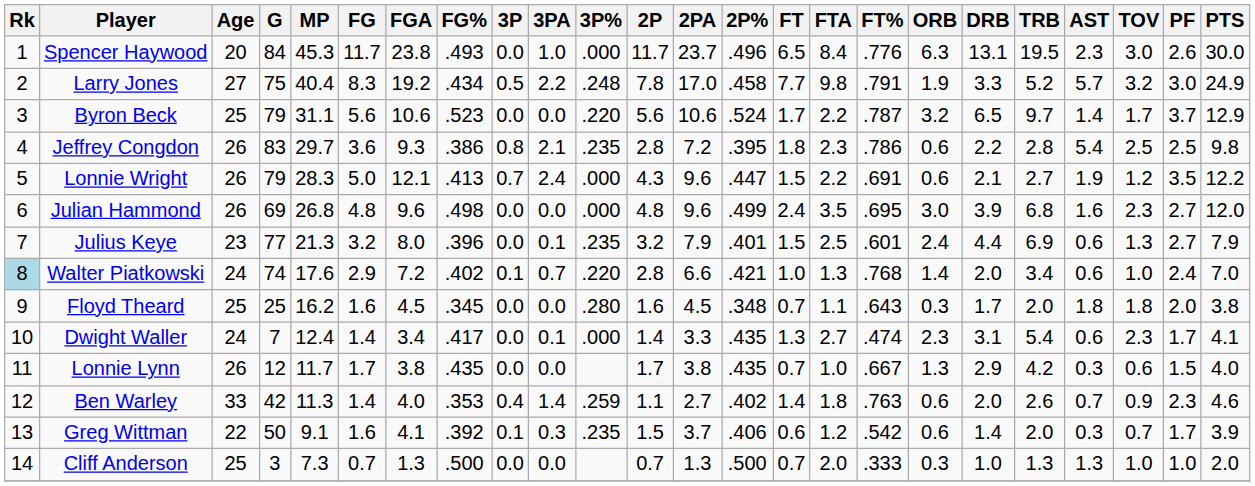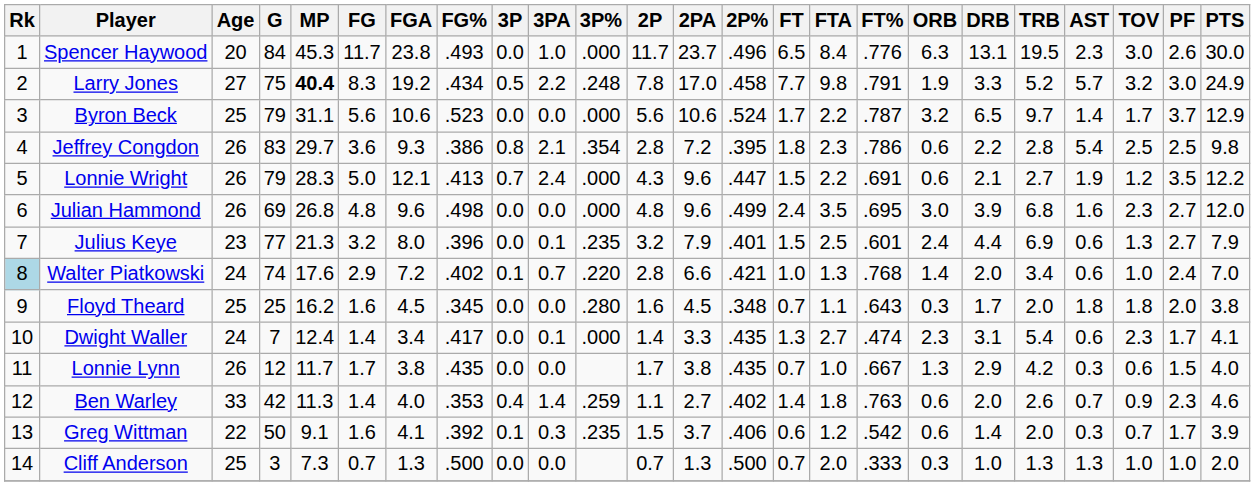(315, 83) normal -> (315, 83) bold
(601, 115) .220 -> (601, 115) .000
(601, 147) .235 -> (601, 147) .354
